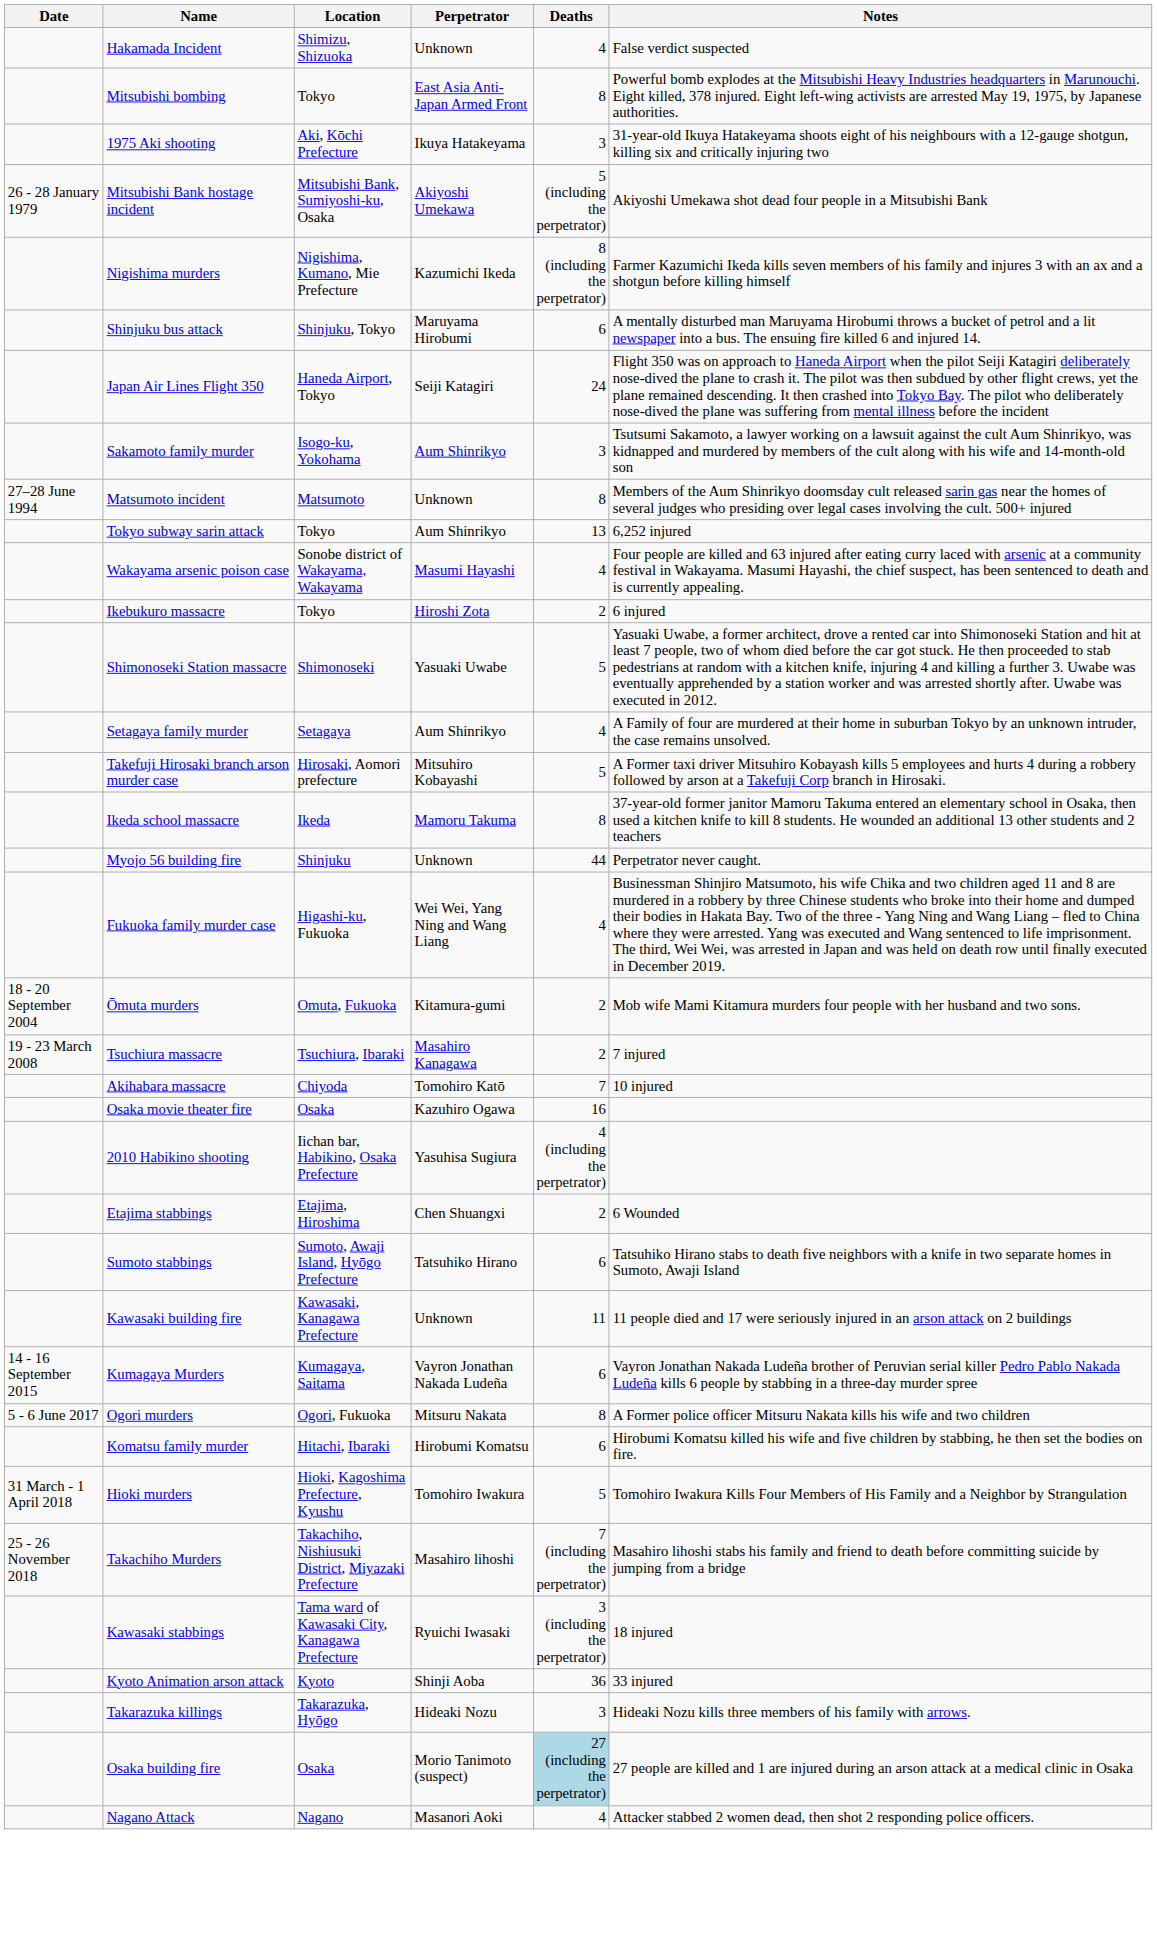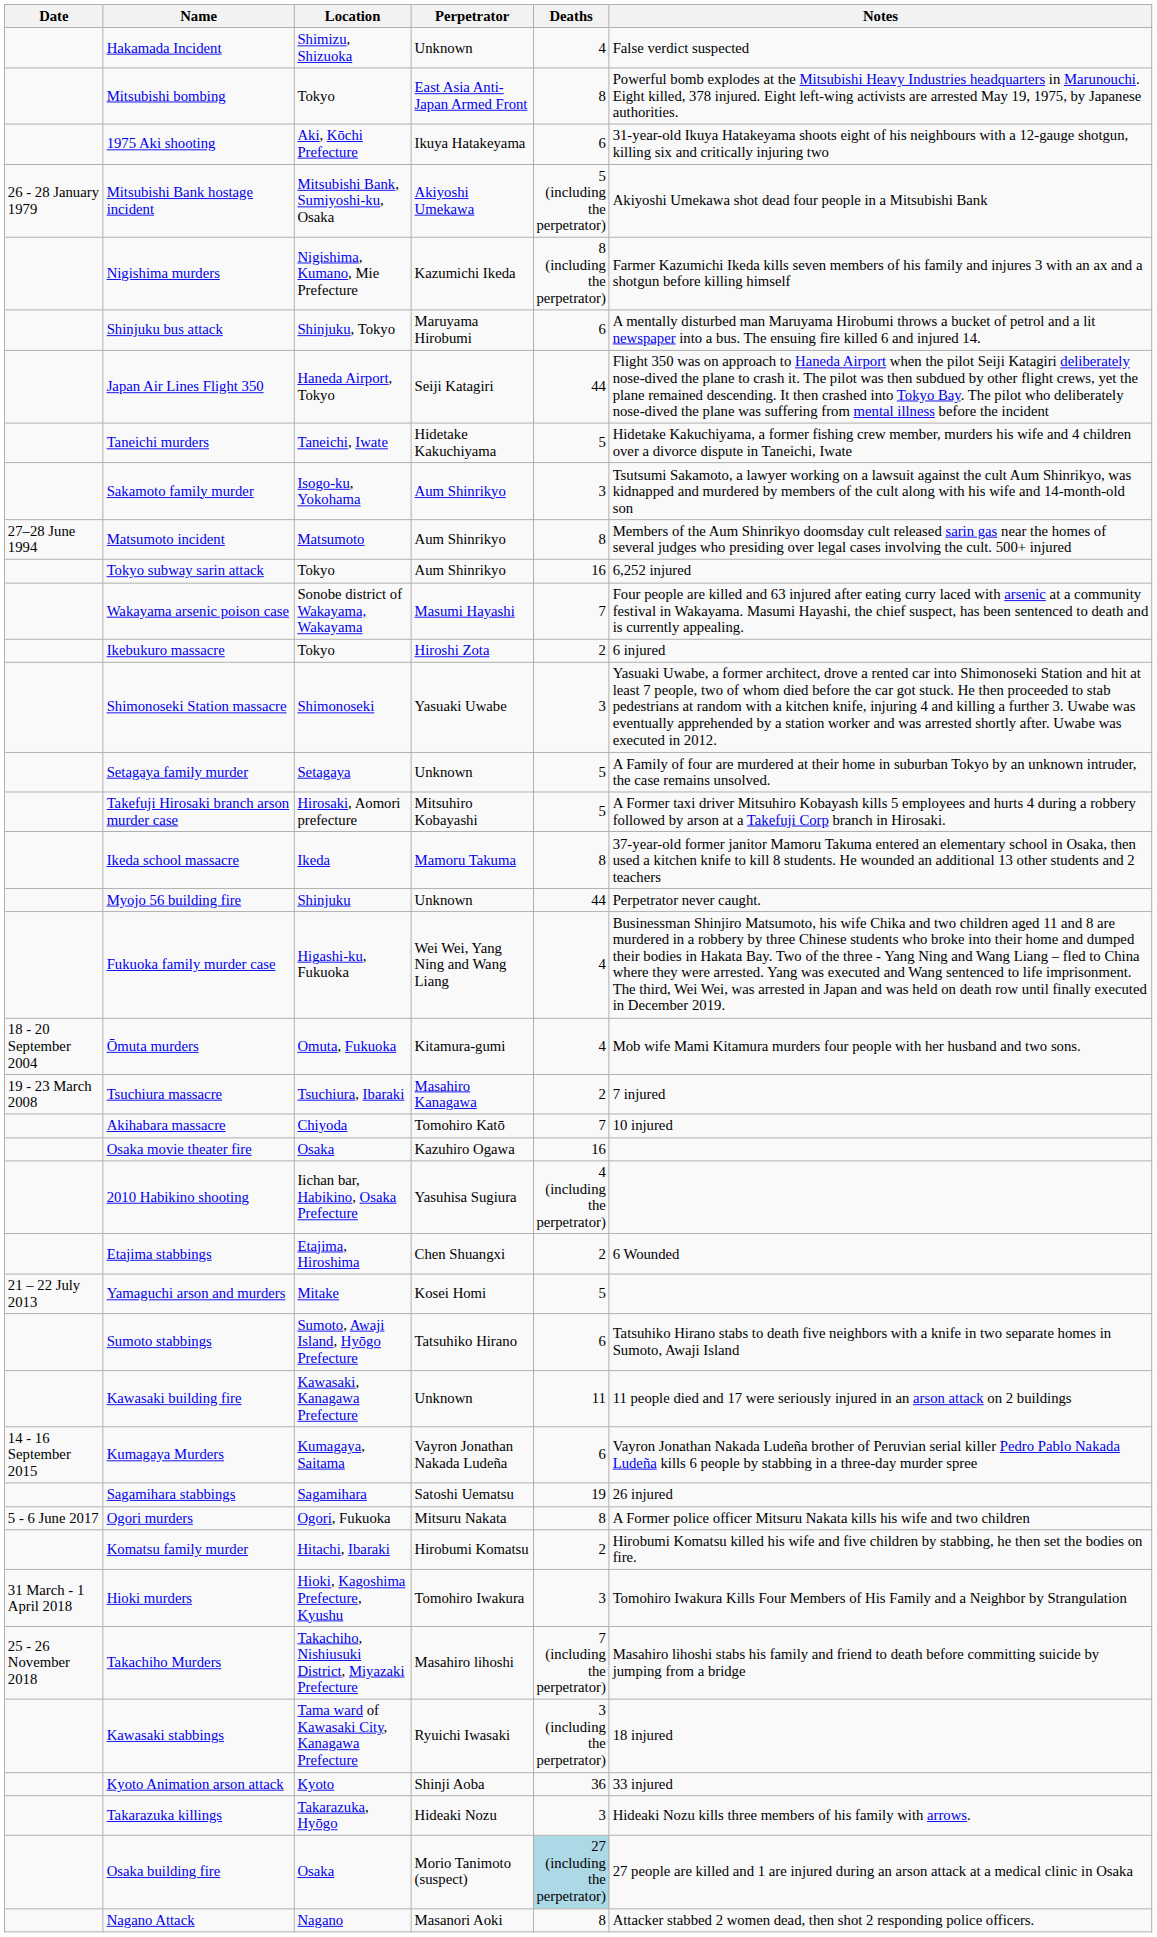(602, 144) 3 -> (602, 144) 6
(599, 386) 24 -> (599, 386) 44
+ row: (158, 443)
(444, 499) Unknown -> (460, 539) Aum Shinrikyo
(599, 531) 13 -> (599, 571) 16
(602, 571) 4 -> (602, 610) 7
(602, 667) 5 -> (602, 707) 3
(460, 732) Aum Shinrikyo -> (444, 772) Unknown
(602, 732) 4 -> (602, 772) 5
(602, 1006) 2 -> (602, 1046) 4
+ row: (196, 1293)
+ row: (171, 1494)
(602, 1446) 6 -> (602, 1549) 2
(602, 1494) 5 -> (602, 1597) 3
(602, 1817) 4 -> (602, 1920) 8
